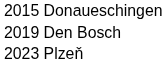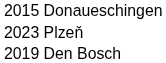rows swapped: (63, 32) <-> (44, 54)
